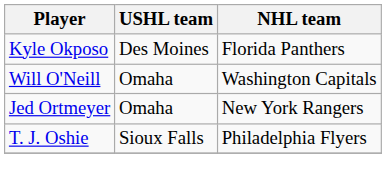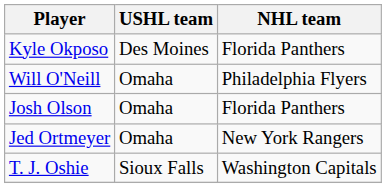(299, 78) Washington Capitals -> (294, 78) Philadelphia Flyers
+ row: (50, 108)
(294, 138) Philadelphia Flyers -> (299, 167) Washington Capitals
